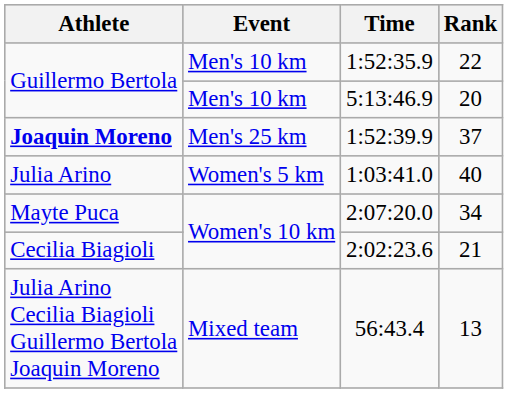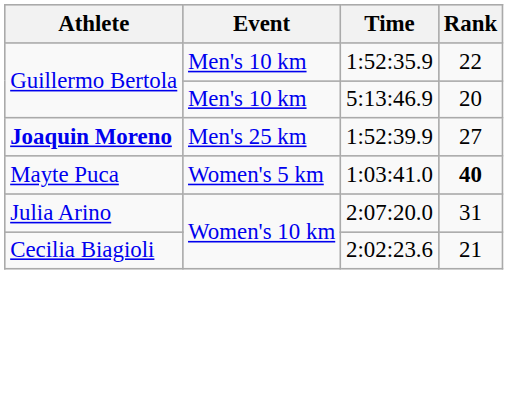(471, 137) 37 -> (471, 137) 27
(61, 174) Julia Arino -> (64, 174) Mayte Puca
(471, 174) normal -> (471, 174) bold
(64, 212) Mayte Puca -> (61, 212) Julia Arino
(471, 212) 34 -> (471, 212) 31
- row: (389, 328)
